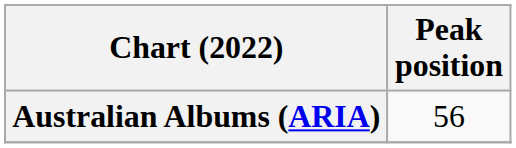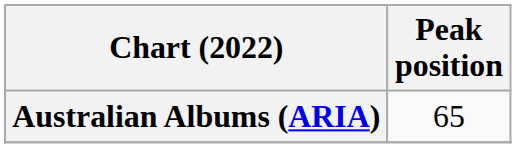(449, 116) 56 -> (449, 116) 65
